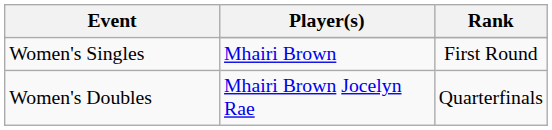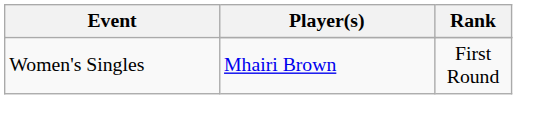- row: (313, 97)
